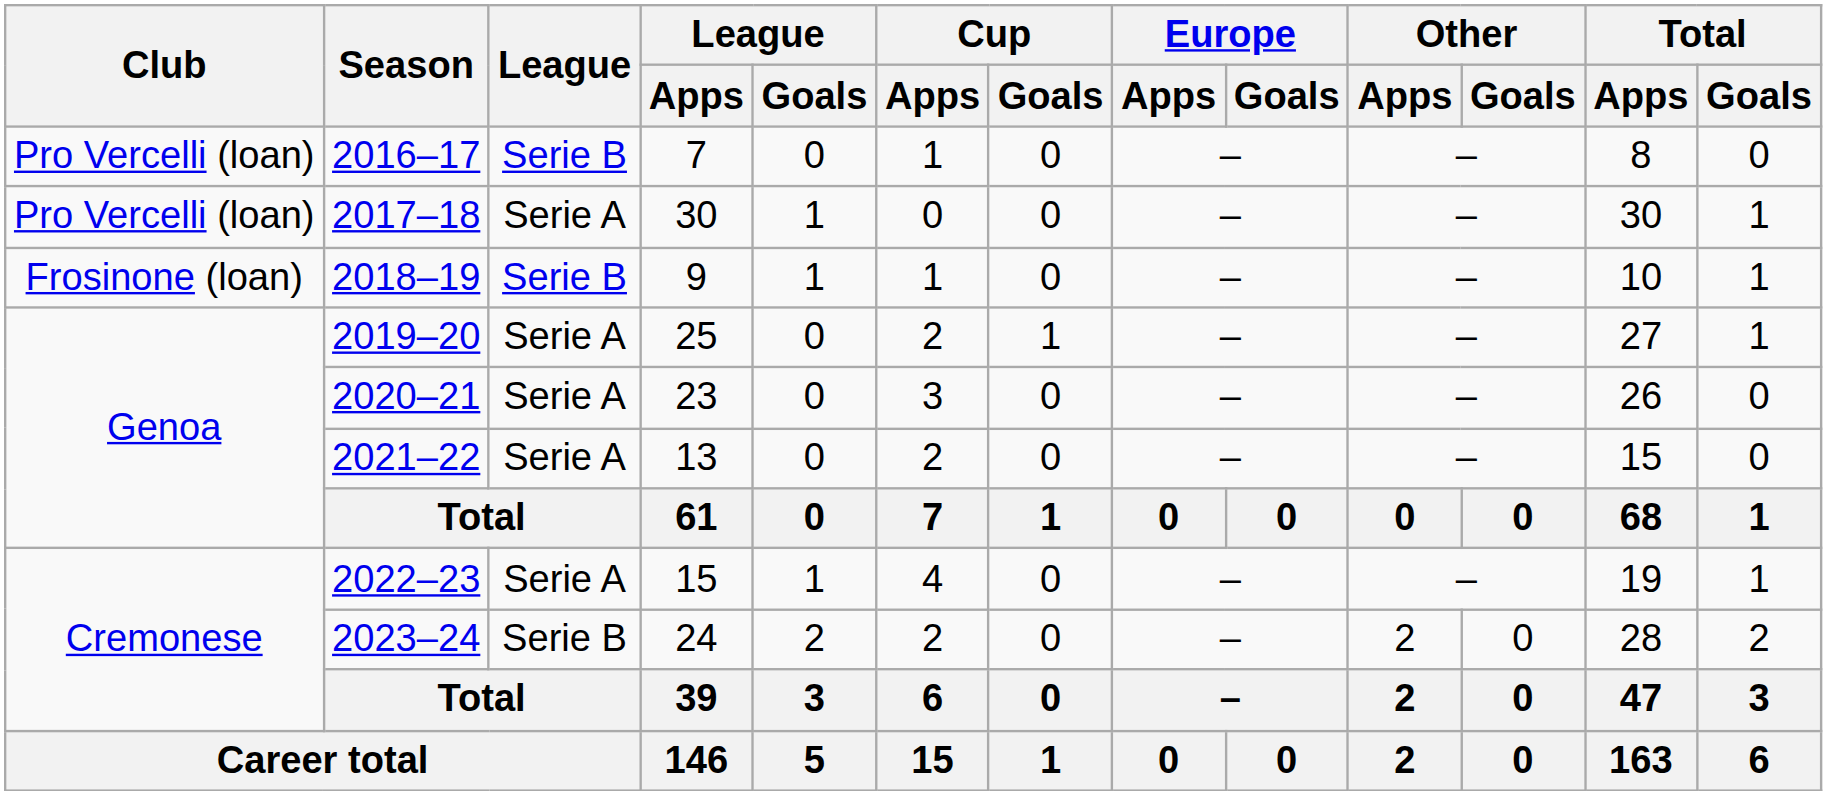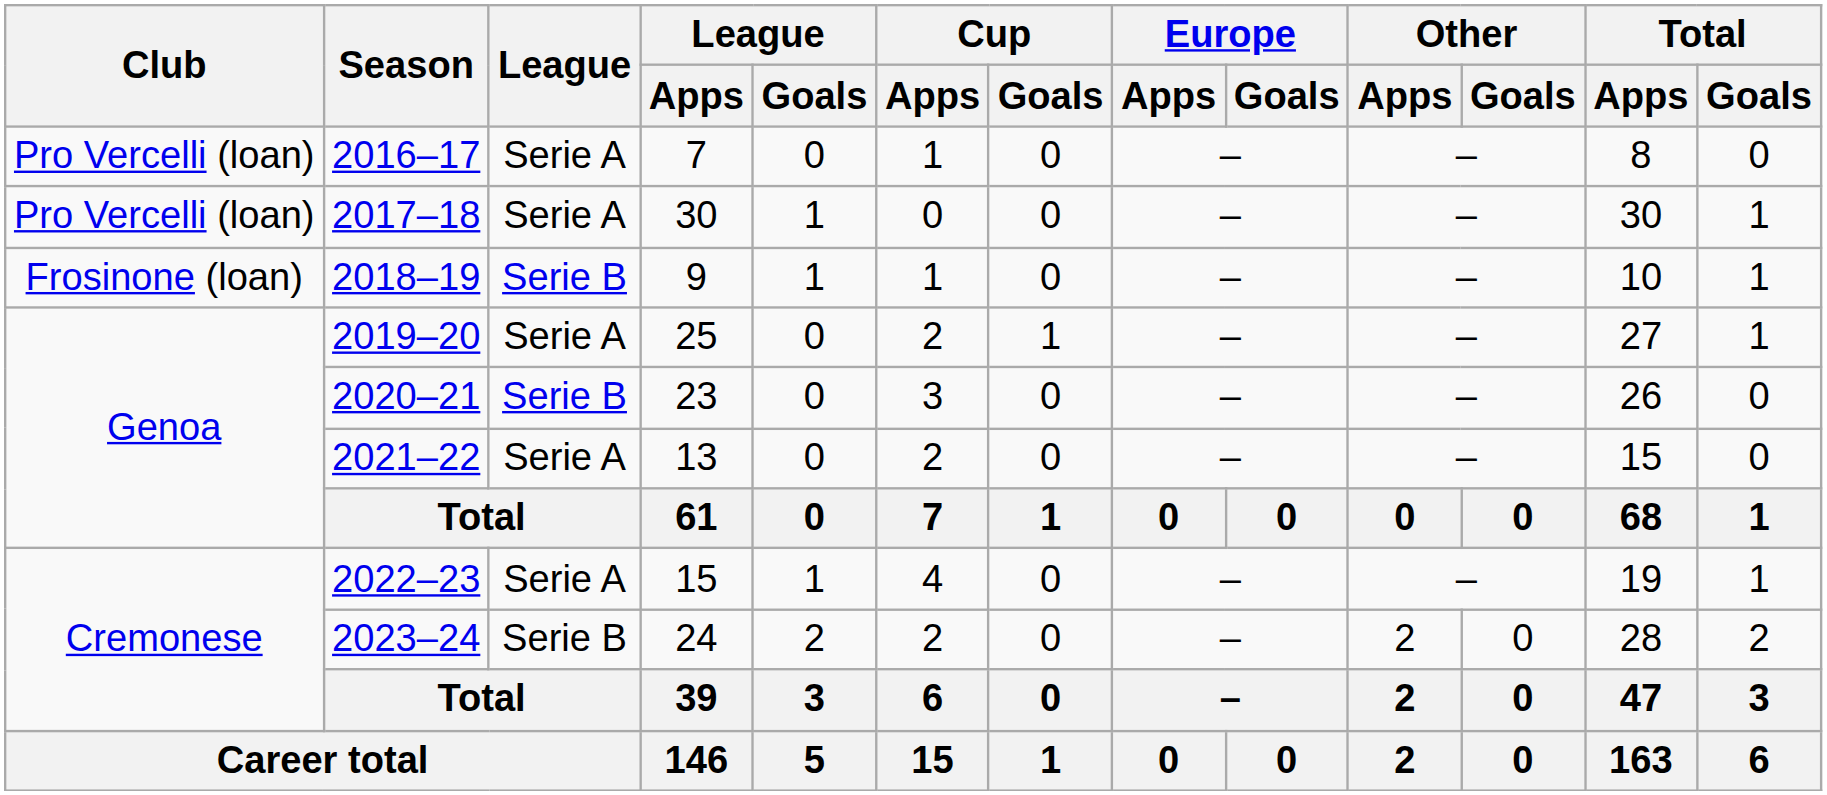(565, 155) Serie B -> (565, 155) Serie A
(565, 397) Serie A -> (565, 397) Serie B
